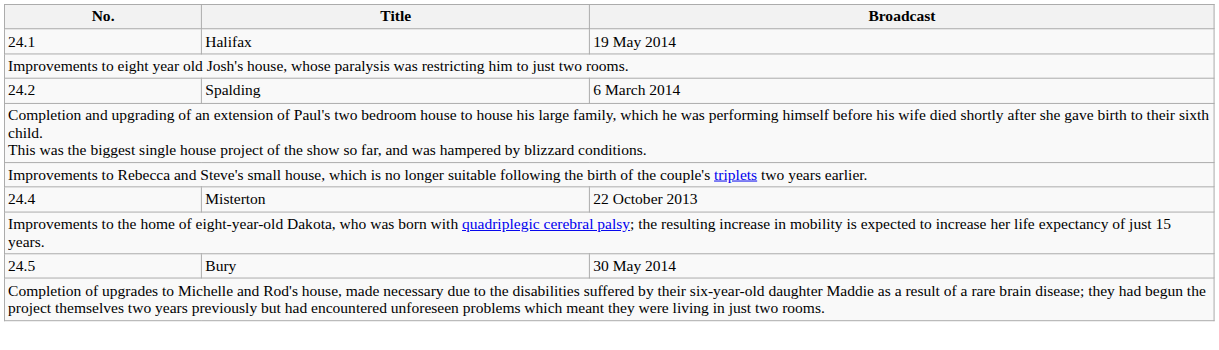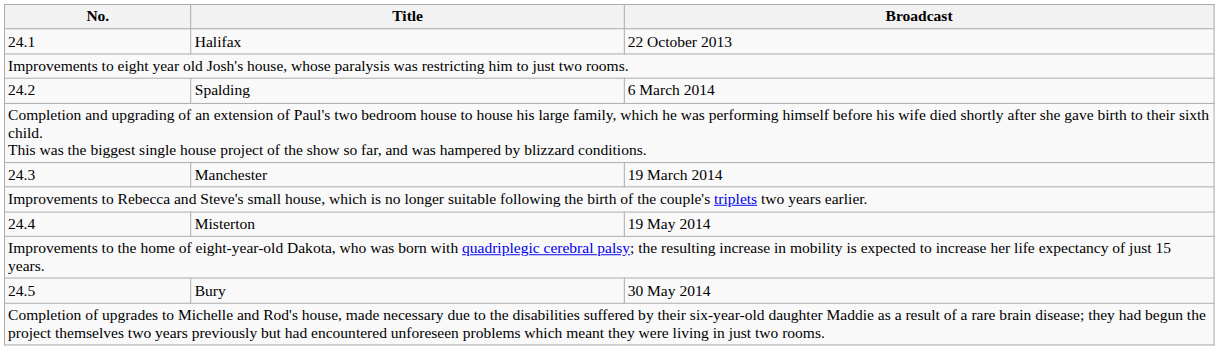(635, 41) 19 May 2014 -> (680, 41) 22 October 2013
+ row: (22, 174)
(645, 199) 22 October 2013 -> (669, 224) 19 May 2014
